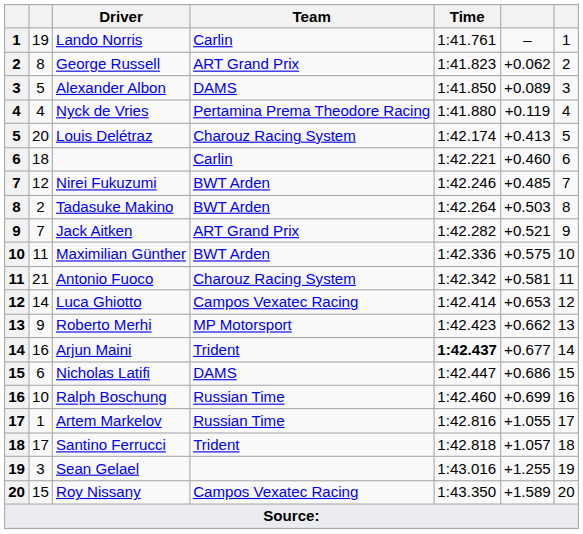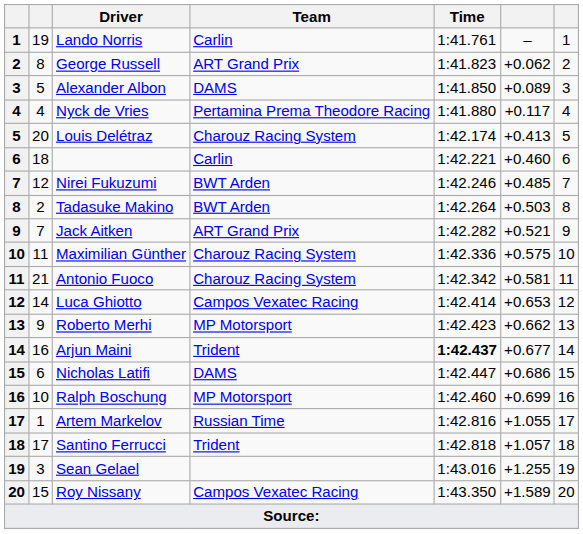(527, 111) +0.119 -> (527, 111) +0.117
(232, 254) BWT Arden -> (274, 254) Charouz Racing System
(239, 397) Russian Time -> (242, 397) MP Motorsport
